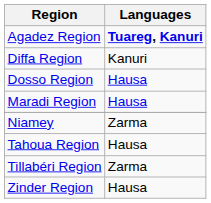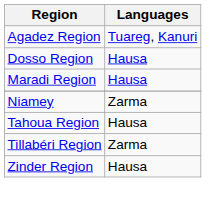(155, 36) bold -> (153, 36) normal
- row: (45, 58)
